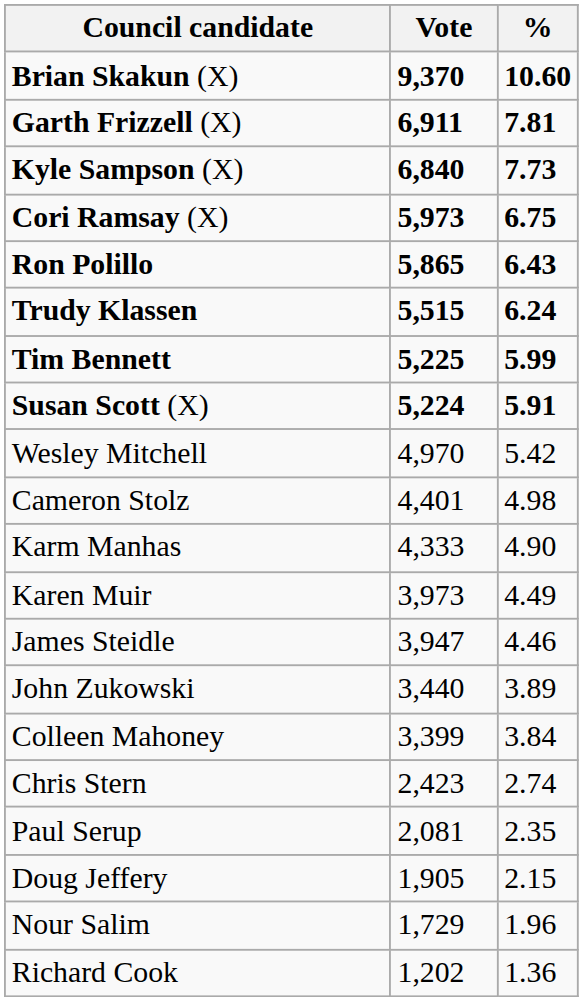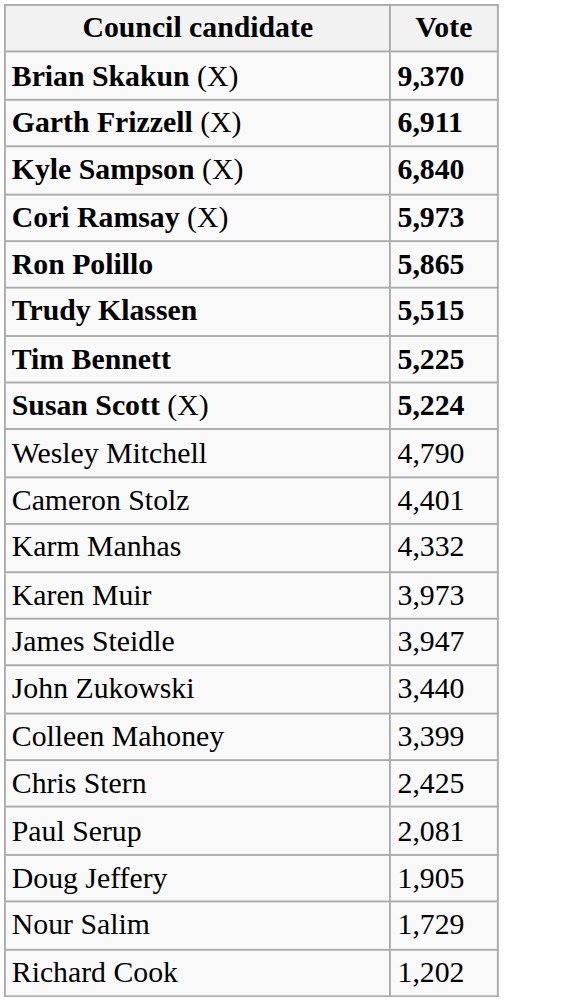- column: (538, 28)
(431, 452) 4,970 -> (431, 452) 4,790
(431, 547) 4,333 -> (431, 547) 4,332
(431, 783) 2,423 -> (431, 783) 2,425
